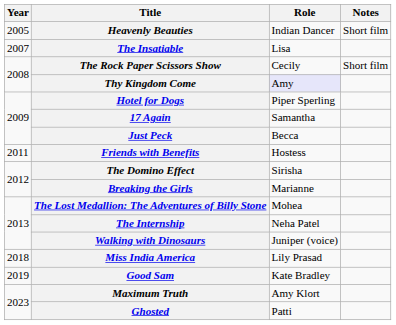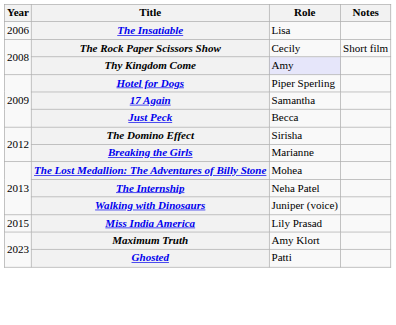- row: (150, 30)
(18, 48) 2007 -> (18, 30) 2006
- row: (150, 153)
(18, 258) 2018 -> (18, 223) 2015
- row: (150, 275)
